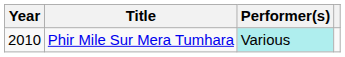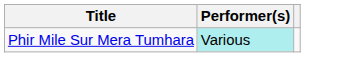- column: (24, 16)
